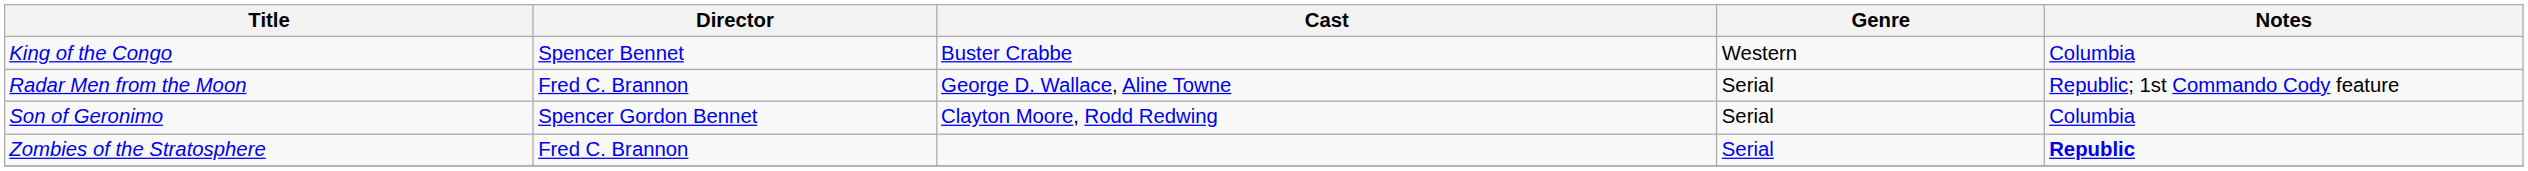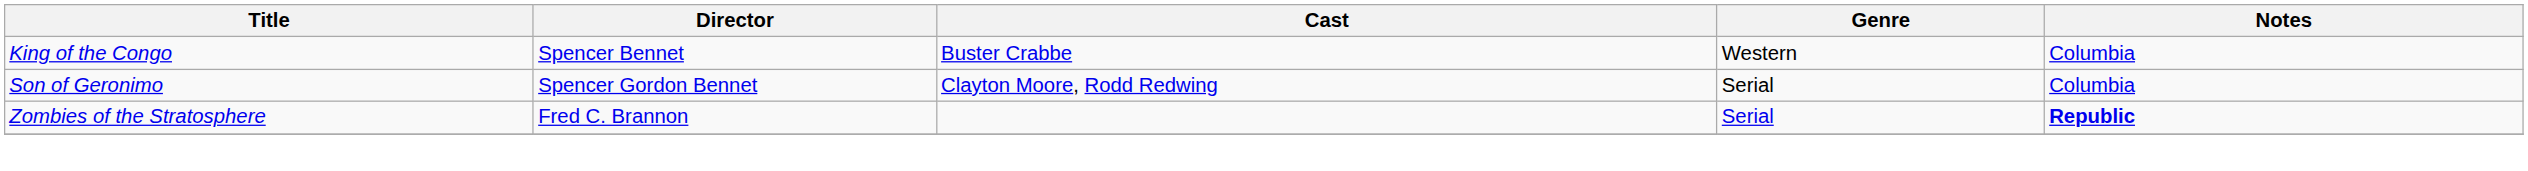- row: (128, 85)
